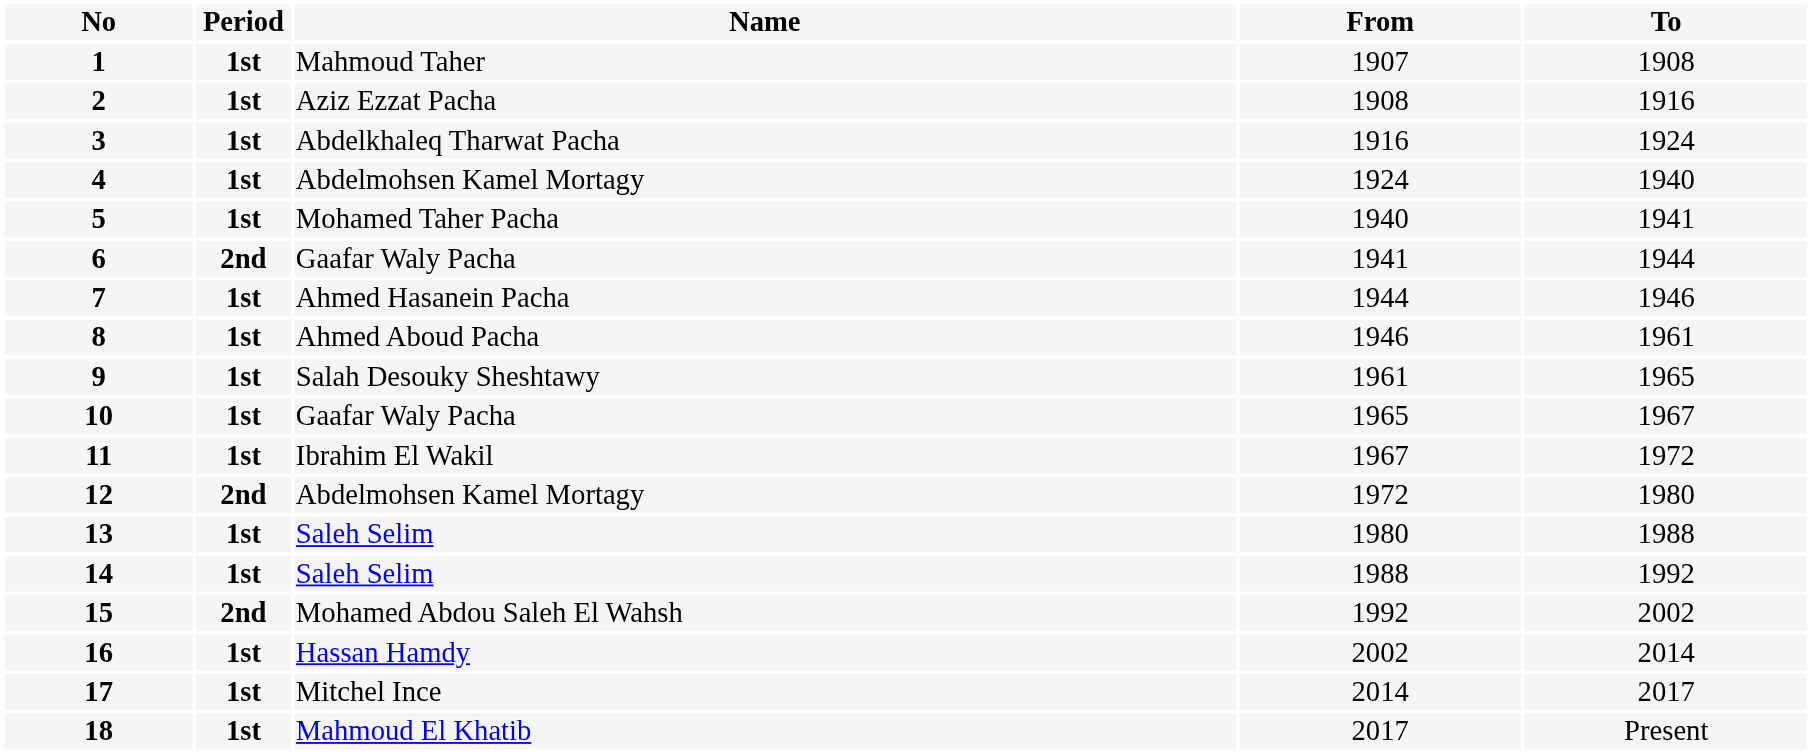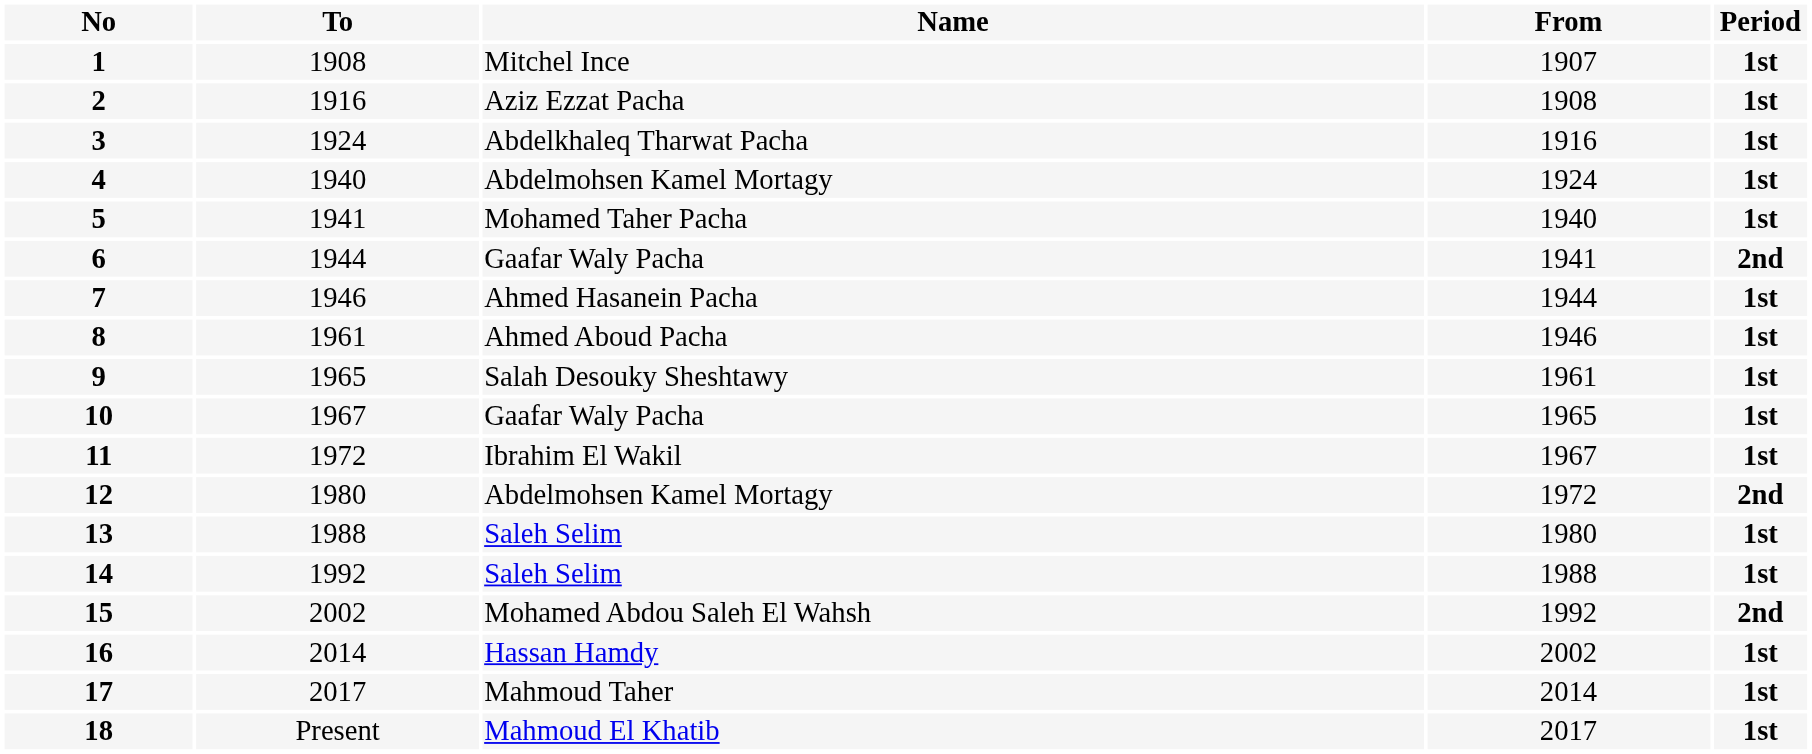columns swapped: (243, 22) <-> (1666, 22)
(390, 61) Mahmoud Taher -> (557, 61) Mitchel Ince
(369, 691) Mitchel Ince -> (579, 691) Mahmoud Taher
